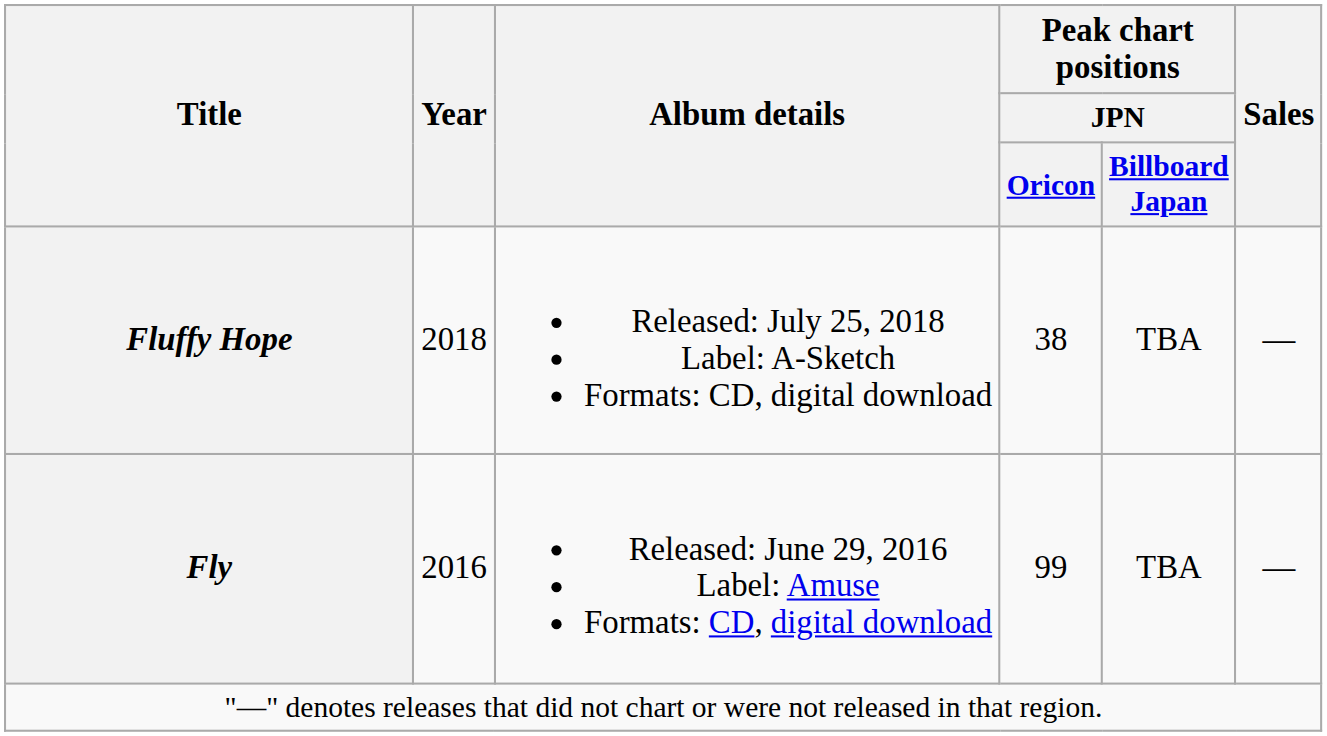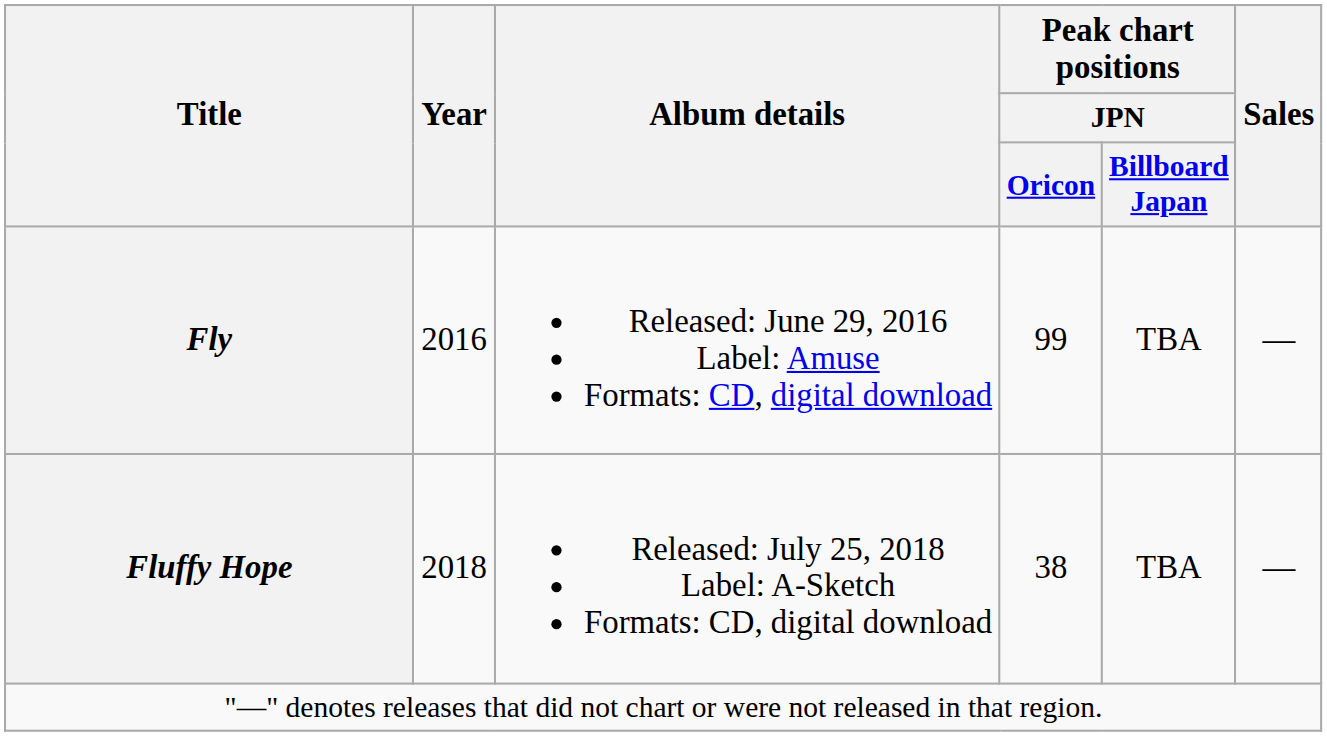rows swapped: (209, 568) <-> (209, 339)
